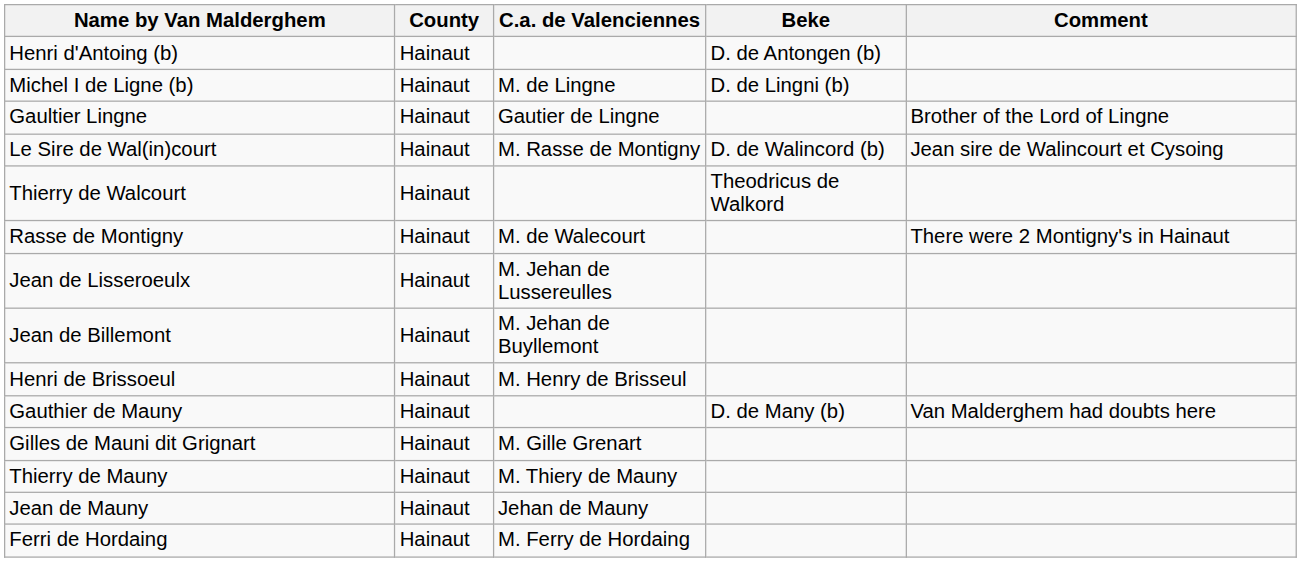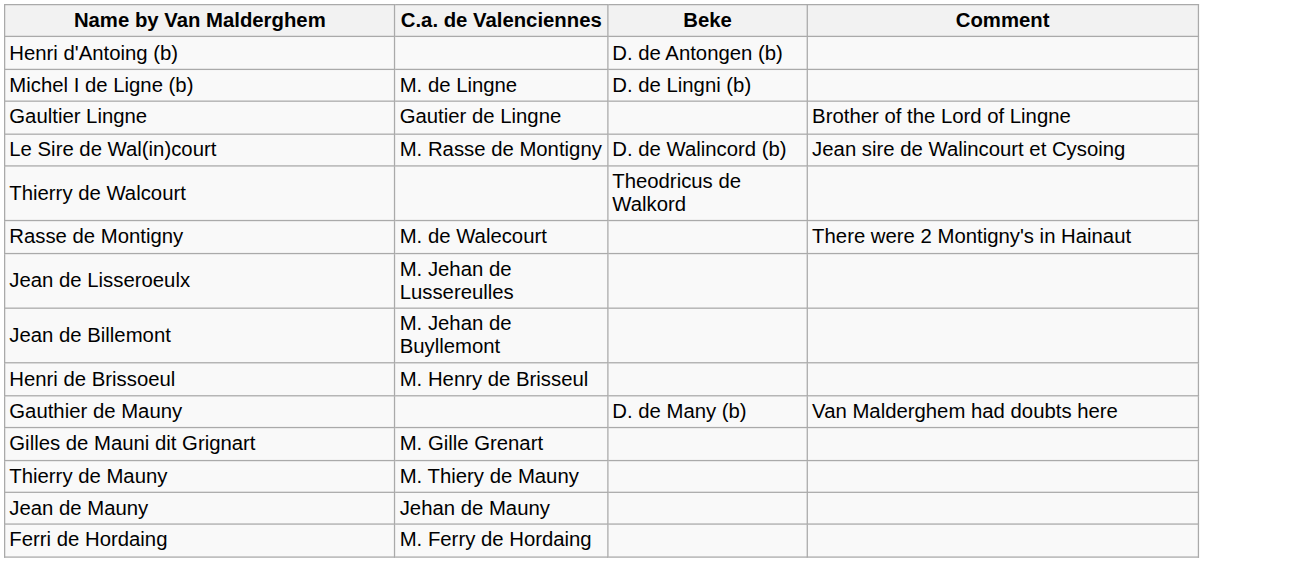- column: (444, 20)
